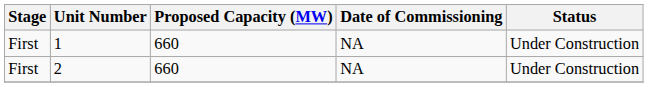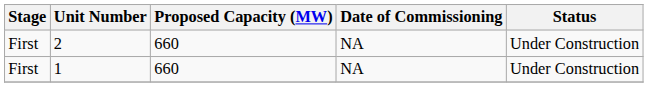rows swapped: (58, 43) <-> (58, 69)
